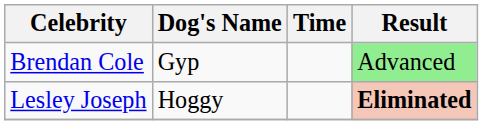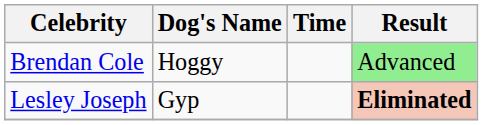(178, 61) Gyp -> (191, 61) Hoggy
(191, 100) Hoggy -> (178, 100) Gyp
